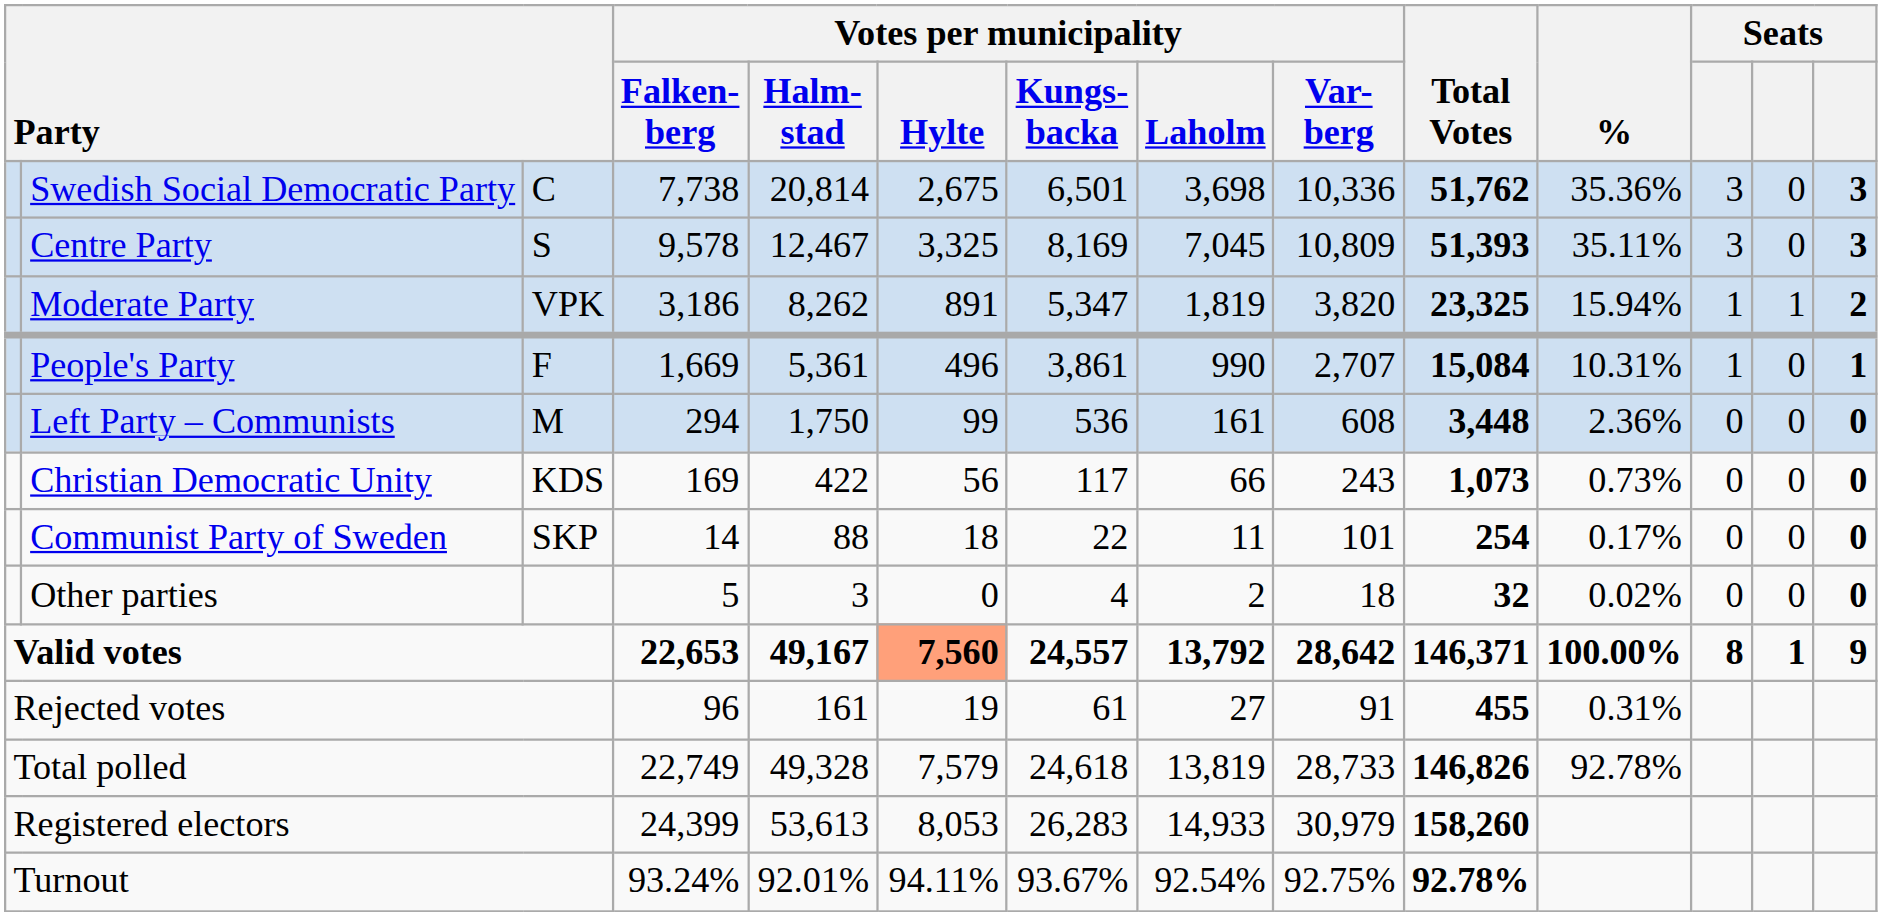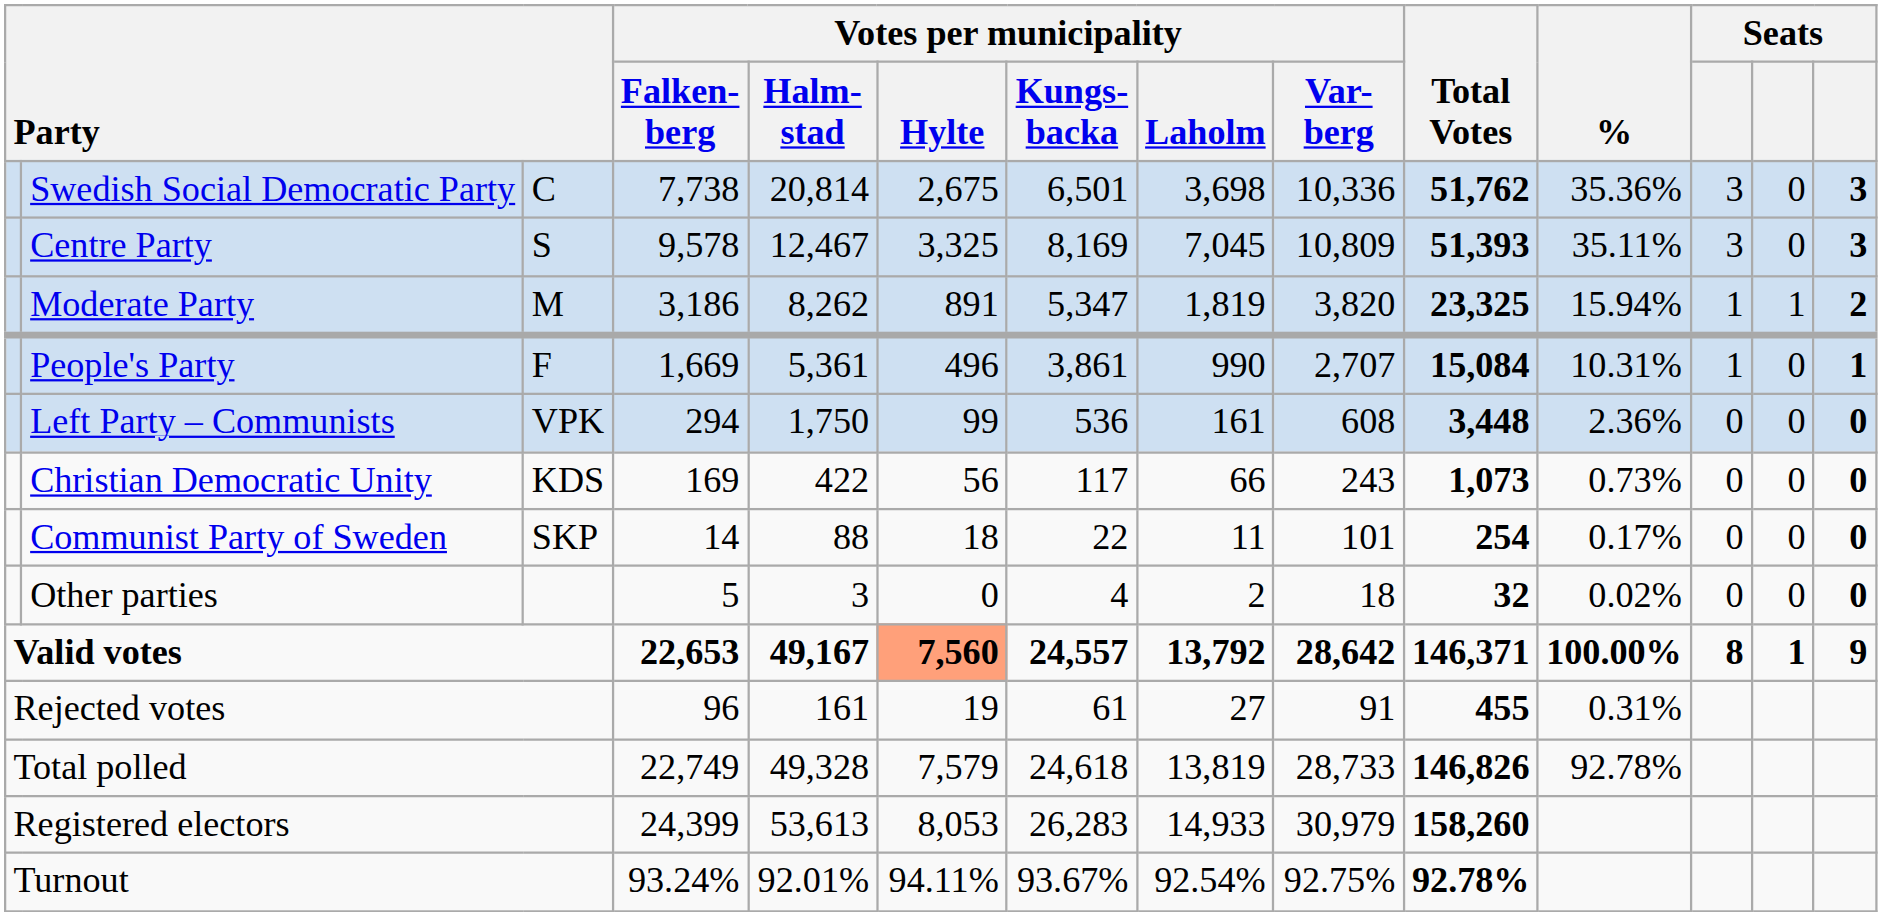(568, 303) VPK -> (548, 303) M
(548, 422) M -> (568, 422) VPK
